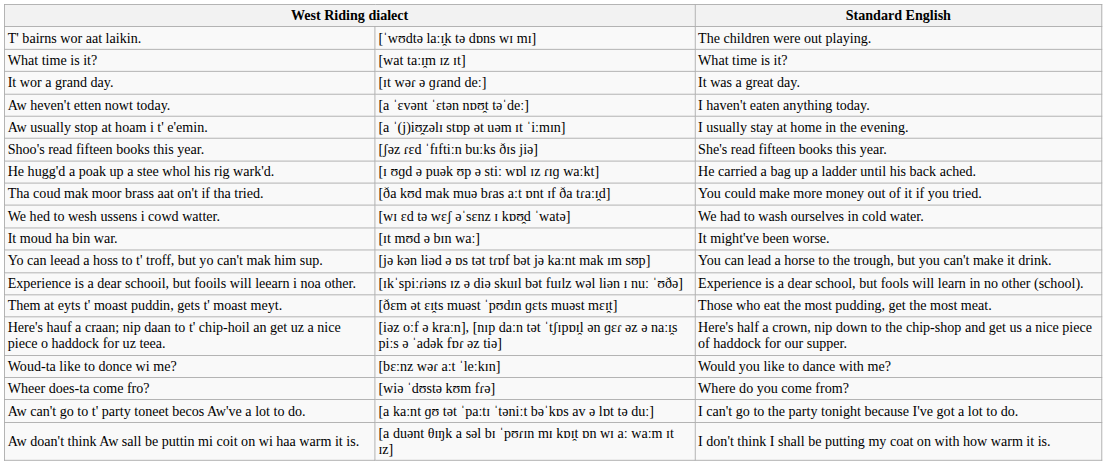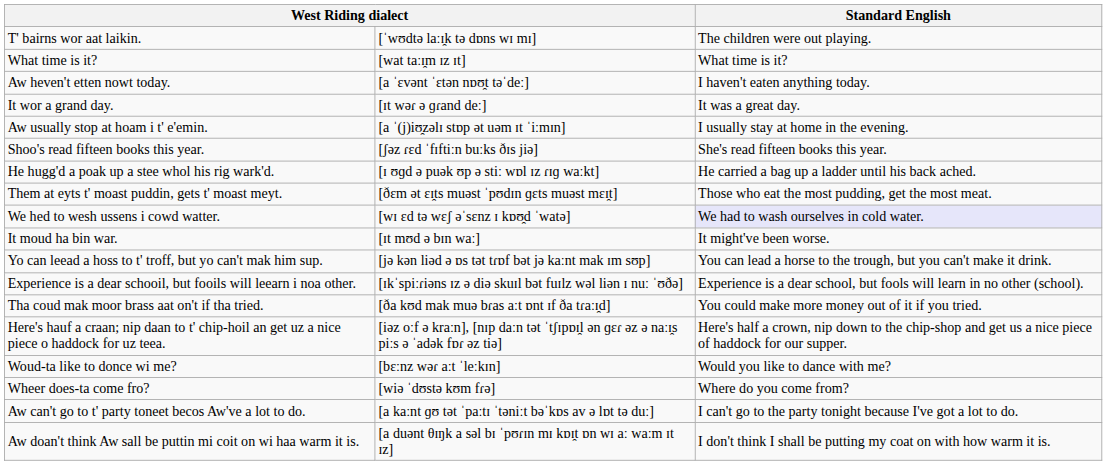rows swapped: (61, 82) <-> (89, 104)
rows swapped: (136, 194) <-> (145, 305)
(811, 216) no background -> (811, 216) lavender background
